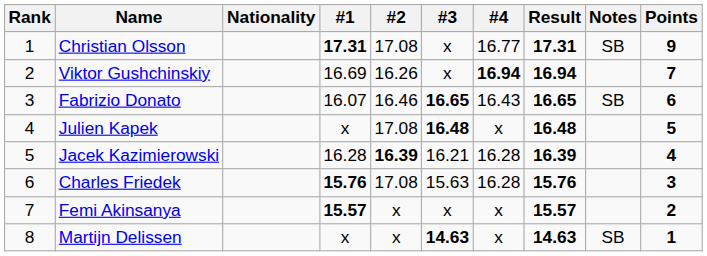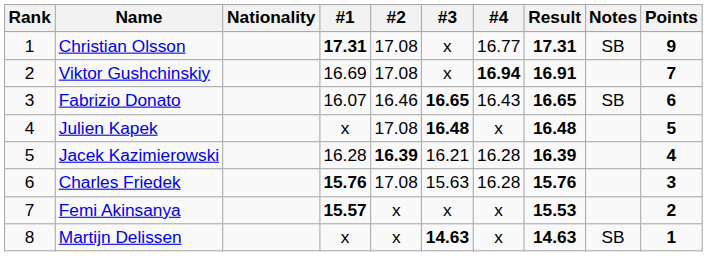(396, 73) 16.26 -> (396, 73) 17.08
(555, 73) 16.94 -> (555, 73) 16.91
(555, 210) 15.57 -> (555, 210) 15.53
